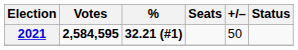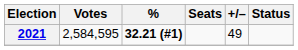(91, 34) bold -> (91, 34) normal
(235, 34) 50 -> (235, 34) 49
